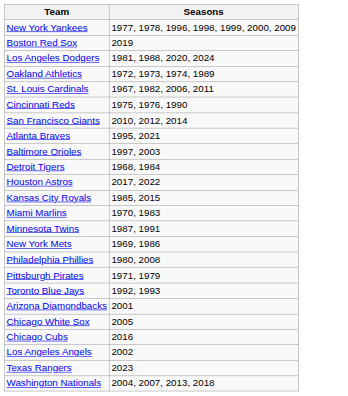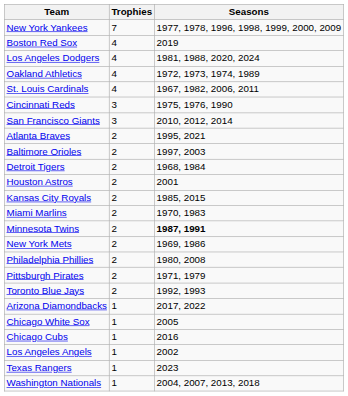+ column: (132, 12)
(136, 182) 2017, 2022 -> (167, 182) 2001
(136, 228) normal -> (181, 228) bold
(122, 306) 2001 -> (181, 306) 2017, 2022
